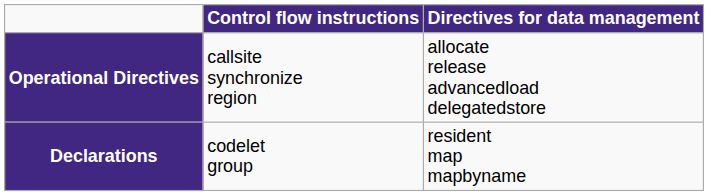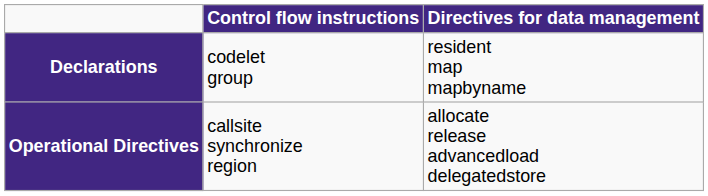rows swapped: (104, 156) <-> (104, 77)
